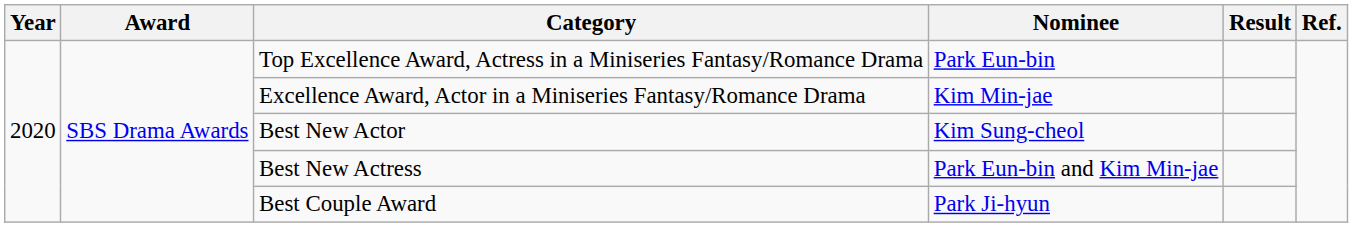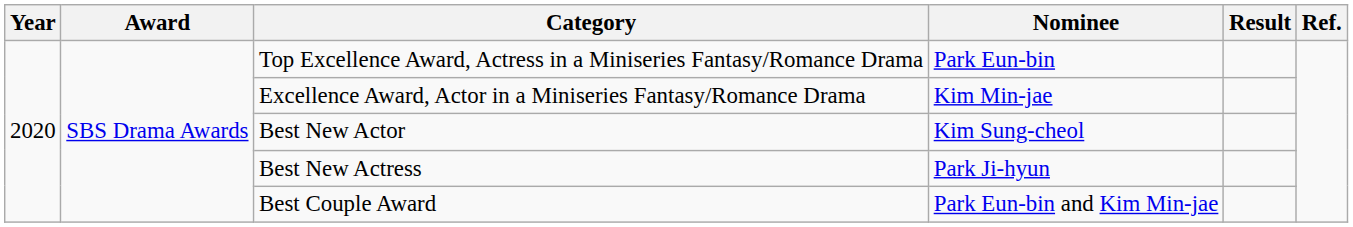(1076, 167) Park Eun-bin and Kim Min-jae -> (992, 167) Park Ji-hyun
(992, 204) Park Ji-hyun -> (1076, 204) Park Eun-bin and Kim Min-jae
